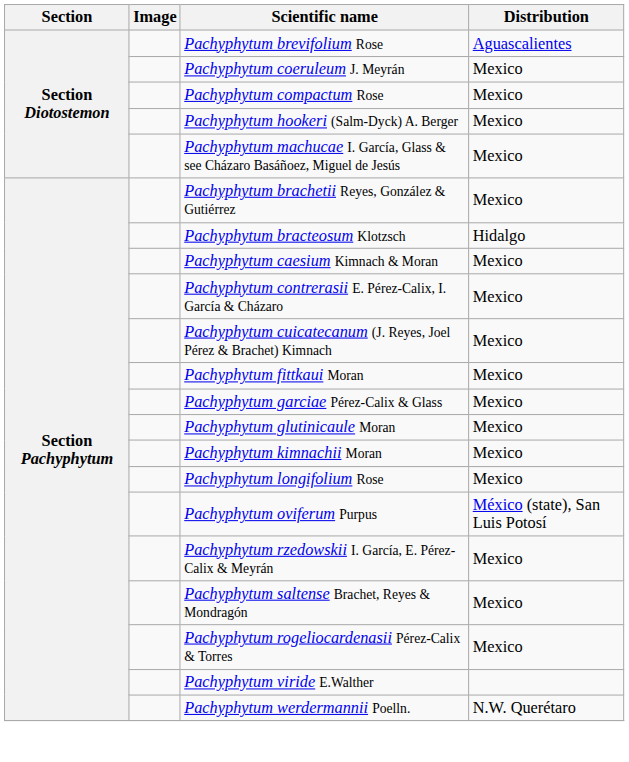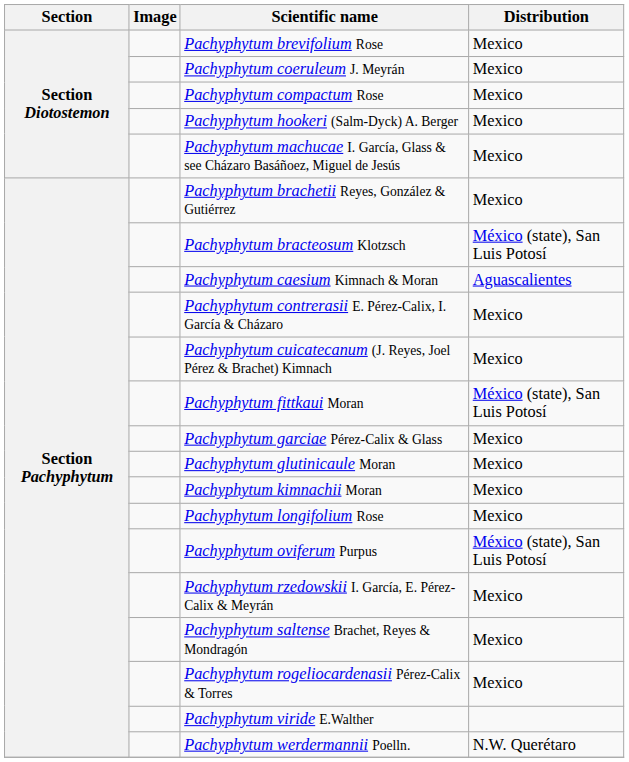(522, 43) Aguascalientes -> (498, 43) Mexico
(499, 235) Hidalgo -> (536, 244) México (state), San Luis Potosí
(498, 261) Mexico -> (522, 279) Aguascalientes
(498, 375) Mexico -> (536, 403) México (state), San Luis Potosí
